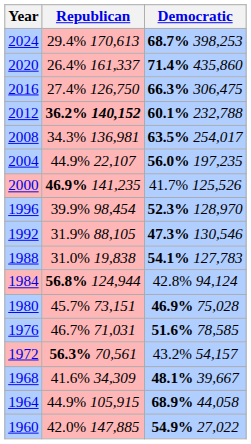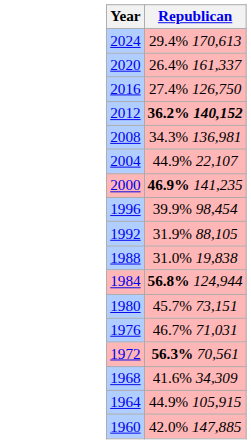- column: (195, 16)
